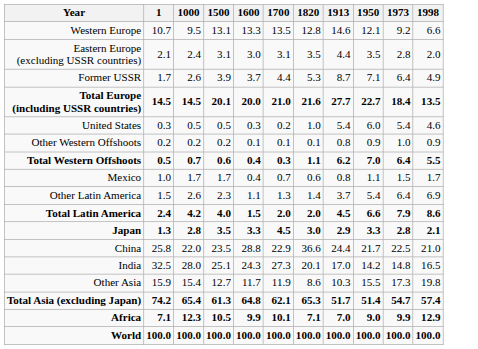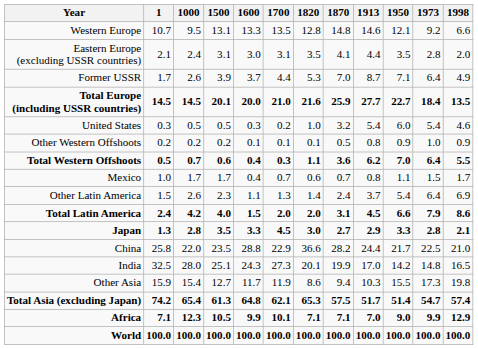+ column: (338, 13)
